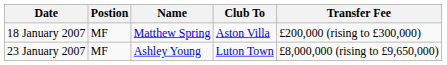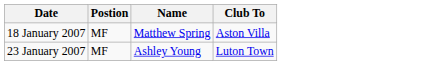- column: (359, 13)
